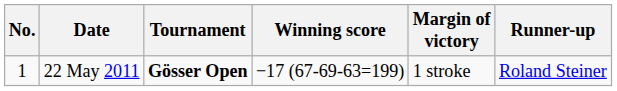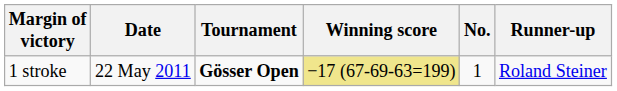columns swapped: (22, 30) <-> (452, 30)
(330, 70) no background -> (381, 70) khaki background
